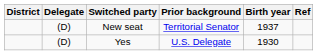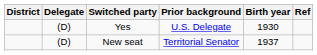rows swapped: (123, 27) <-> (123, 42)
